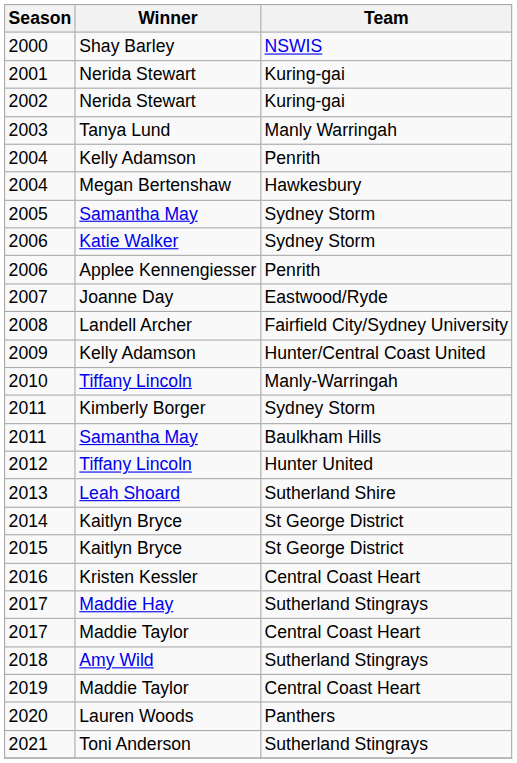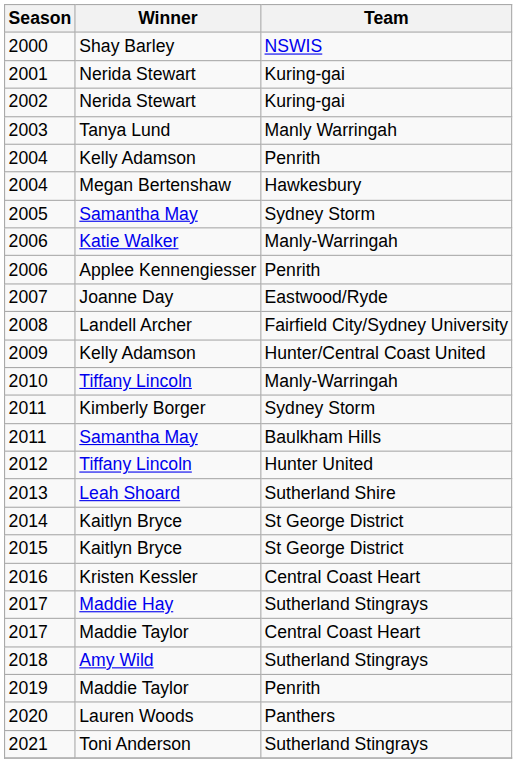(320, 241) Sydney Storm -> (331, 241) Manly-Warringah
(342, 688) Central Coast Heart -> (292, 688) Penrith
